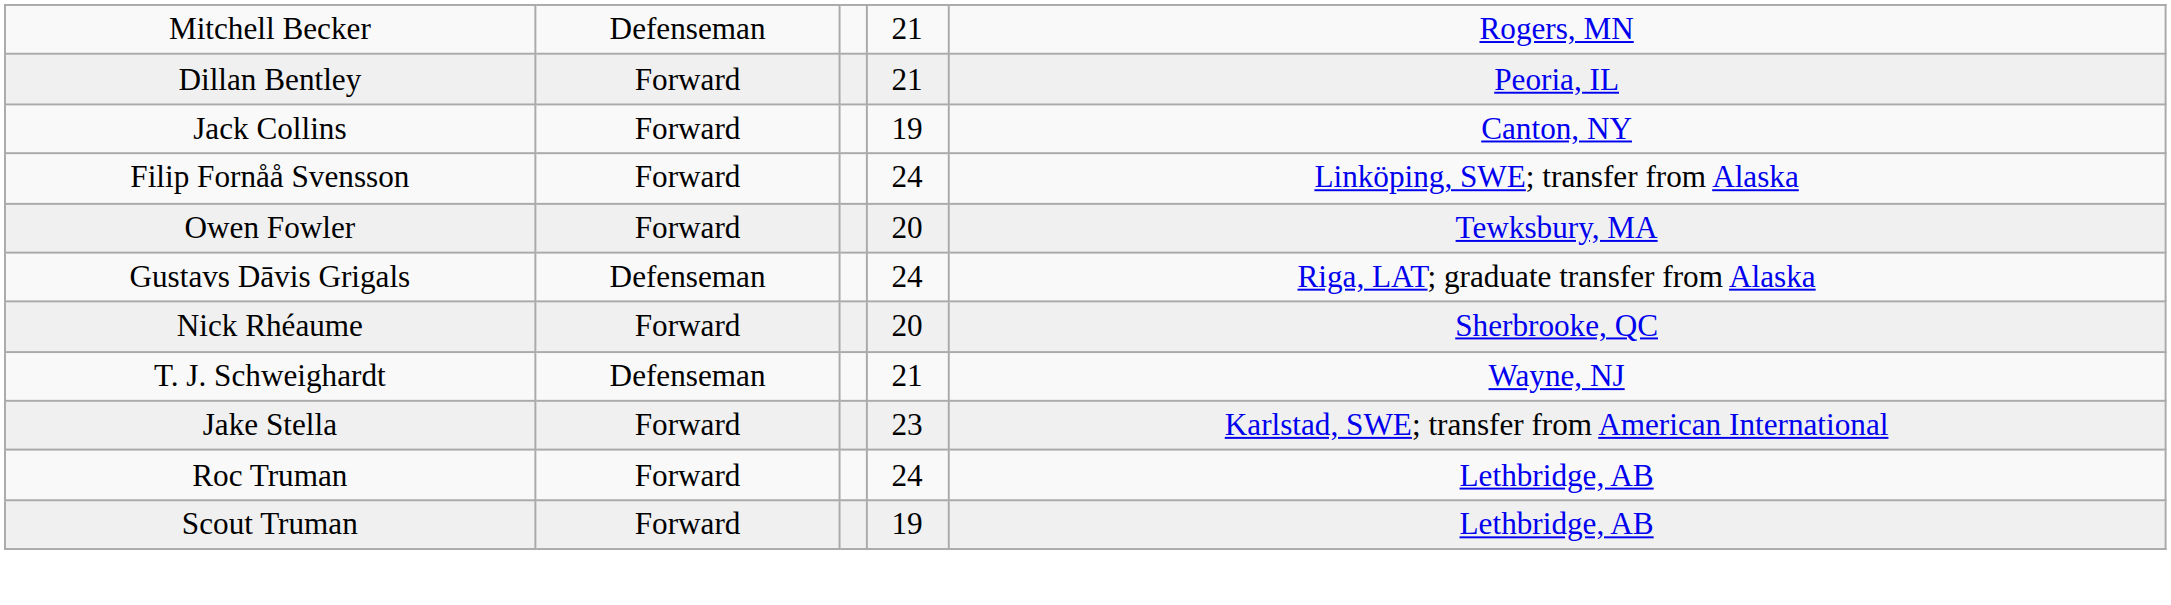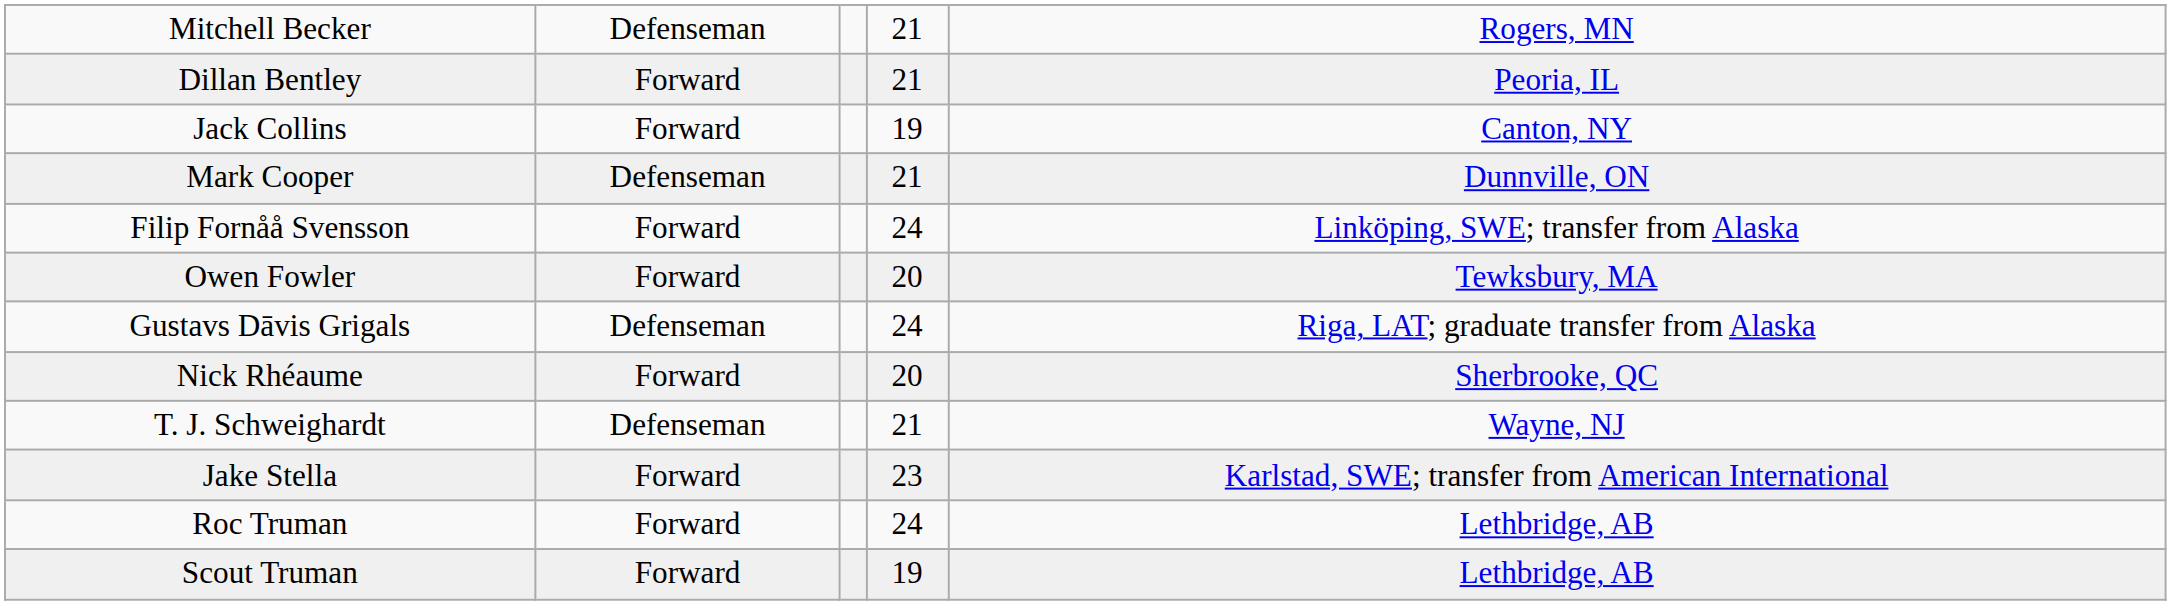+ row: (270, 177)
